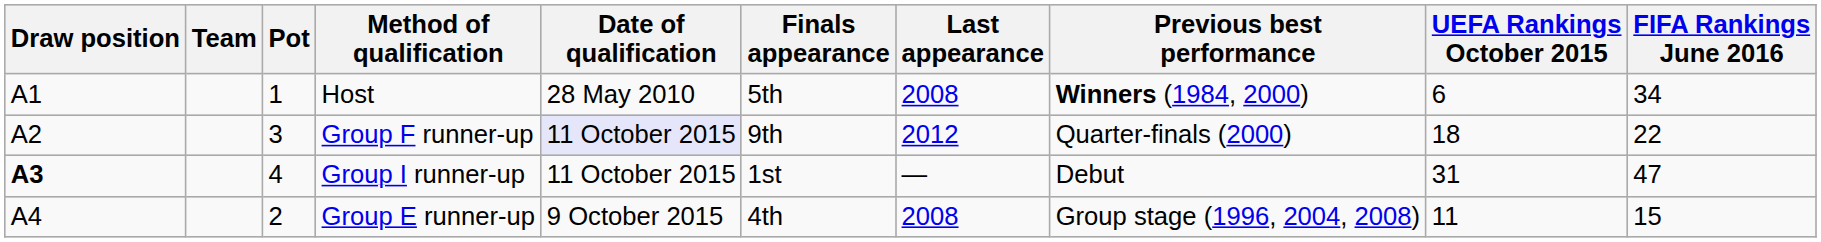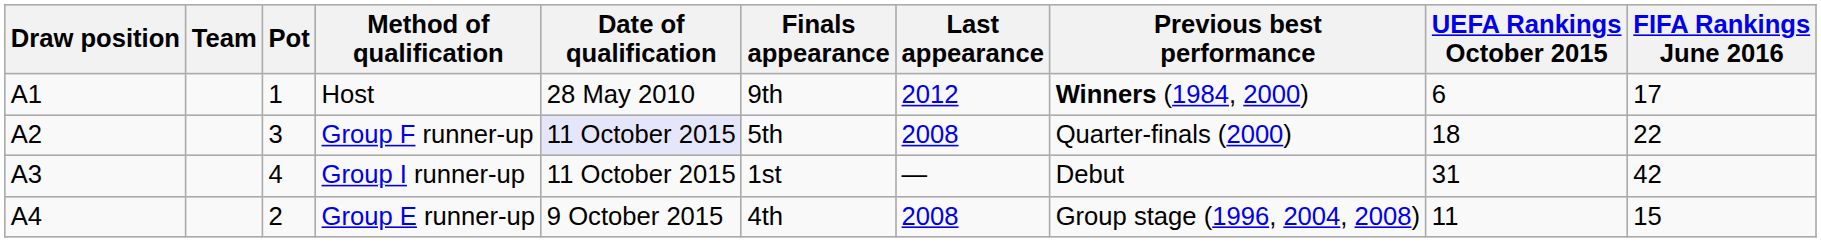(765, 94) 5th -> (765, 94) 9th
(930, 94) 2008 -> (930, 94) 2012
(1648, 94) 34 -> (1648, 94) 17
(765, 134) 9th -> (765, 134) 5th
(930, 134) 2012 -> (930, 134) 2008
(27, 175) bold -> (26, 175) normal
(1648, 175) 47 -> (1648, 175) 42
